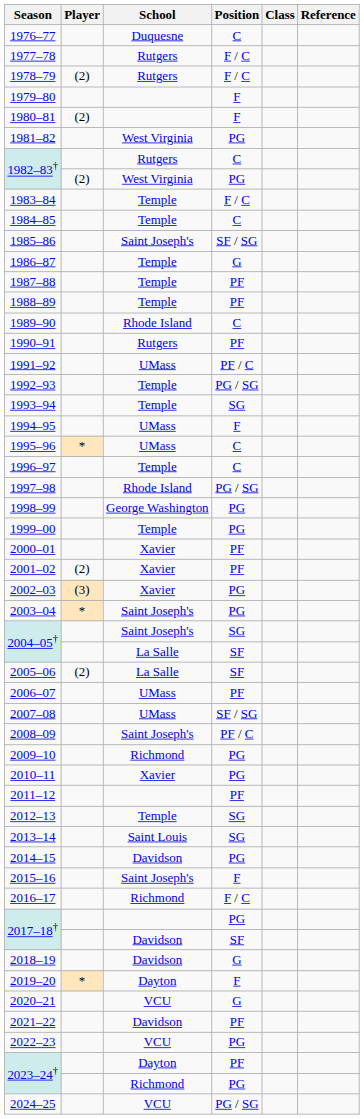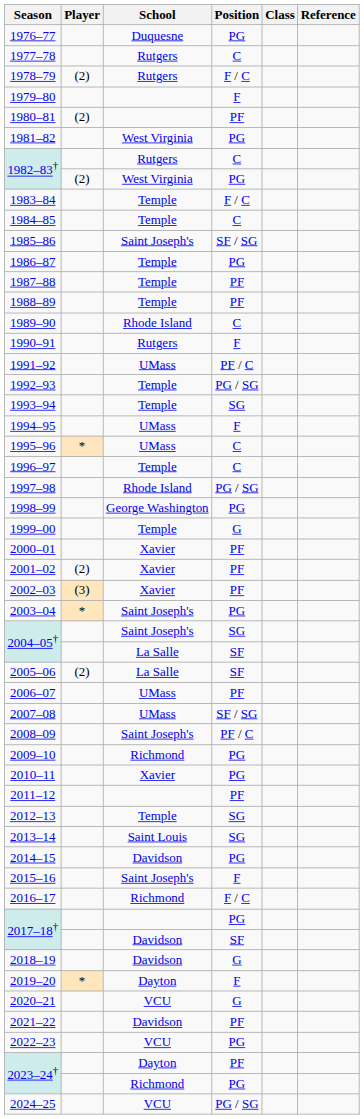(237, 35) C -> (237, 35) PG
(237, 55) F / C -> (237, 55) C
(237, 117) F -> (237, 117) PF
(237, 261) G -> (237, 261) PG
(237, 343) PF -> (237, 343) F
(237, 528) PG -> (237, 528) G
(237, 590) PG -> (237, 590) PF
